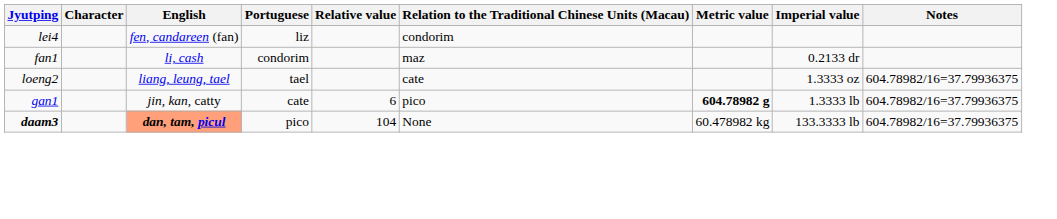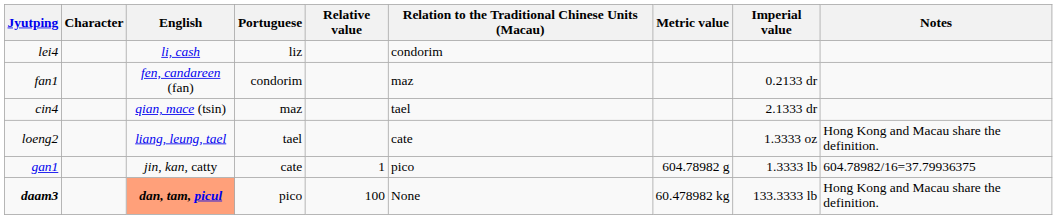(184, 36) fen, candareen (fan) -> (181, 51) li, cash
(184, 57) li, cash -> (181, 80) fen, candareen (fan)
+ row: (47, 109)
(942, 79) 604.78982/16=37.79936375 -> (912, 138) Hong Kong and Macau share the definition.
(393, 100) 6 -> (382, 167) 1
(736, 100) bold -> (696, 167) normal
(386, 121) 104 -> (375, 195) 100
(942, 121) 604.78982/16=37.79936375 -> (912, 195) Hong Kong and Macau share the definition.
